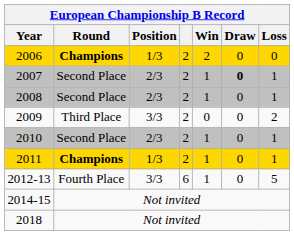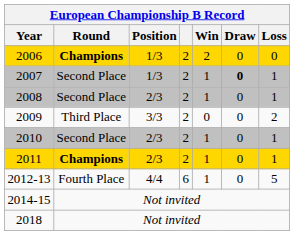(154, 76) 2/3 -> (154, 76) 1/3
(154, 158) 1/3 -> (154, 158) 2/3
(154, 179) 3/3 -> (154, 179) 4/4
